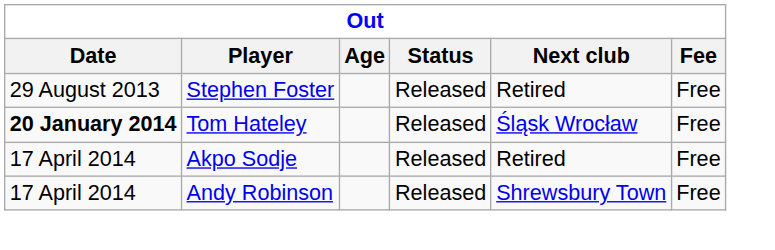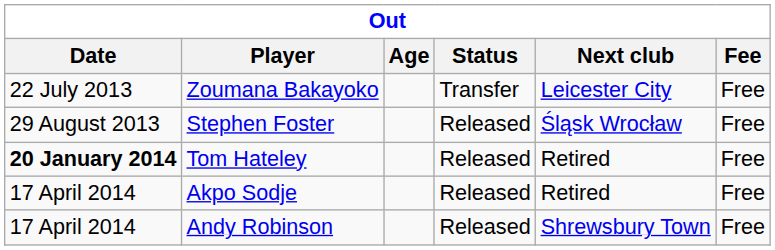+ row: (283, 90)
(531, 90) Retired -> (611, 124) Śląsk Wrocław
(567, 124) Śląsk Wrocław -> (575, 158) Retired
